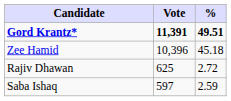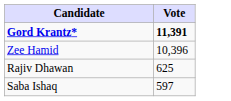- column: (211, 13)
